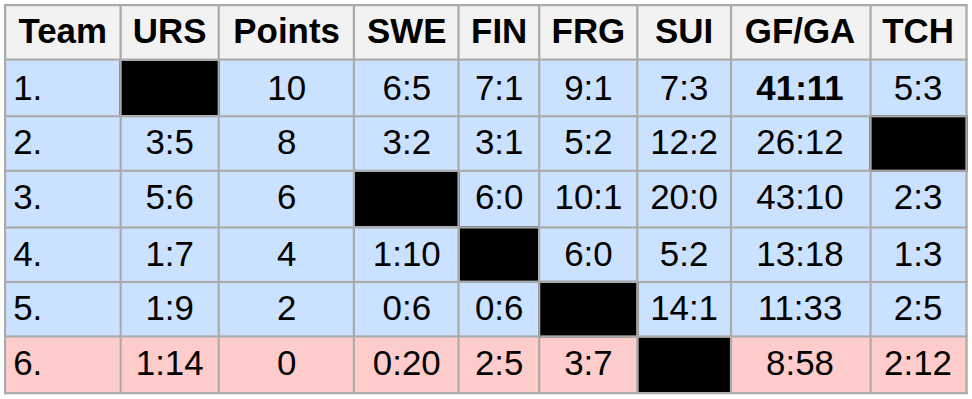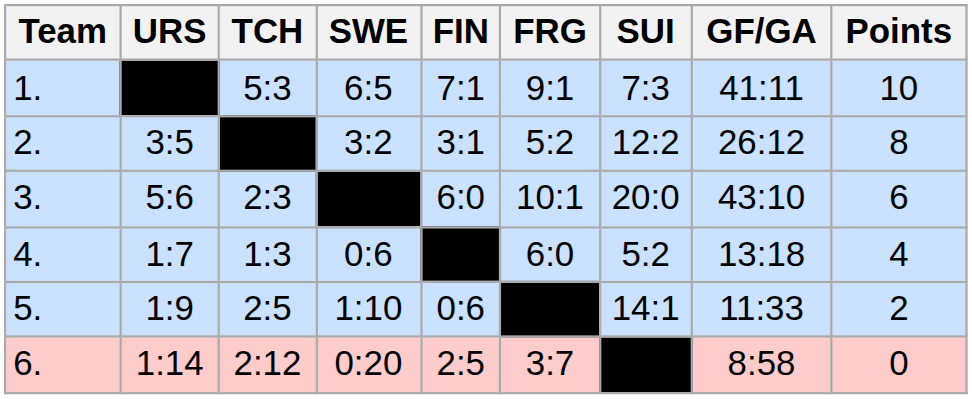columns swapped: (918, 32) <-> (287, 32)
(800, 87) bold -> (762, 87) normal
(407, 253) 1:10 -> (368, 253) 0:6
(407, 308) 0:6 -> (368, 308) 1:10
